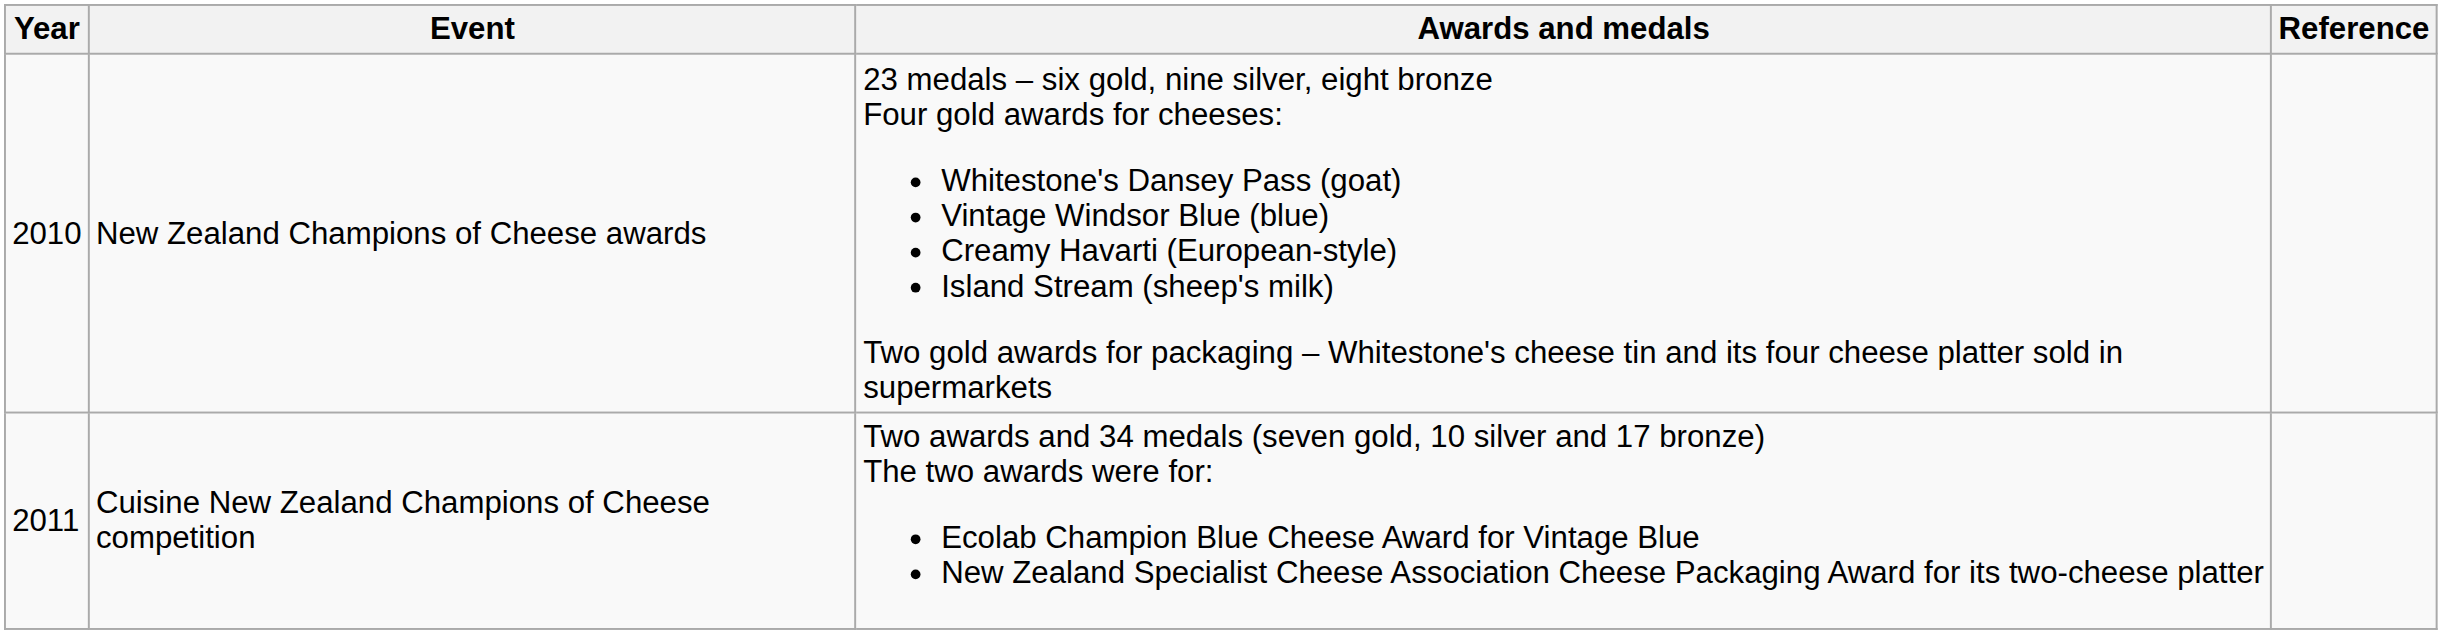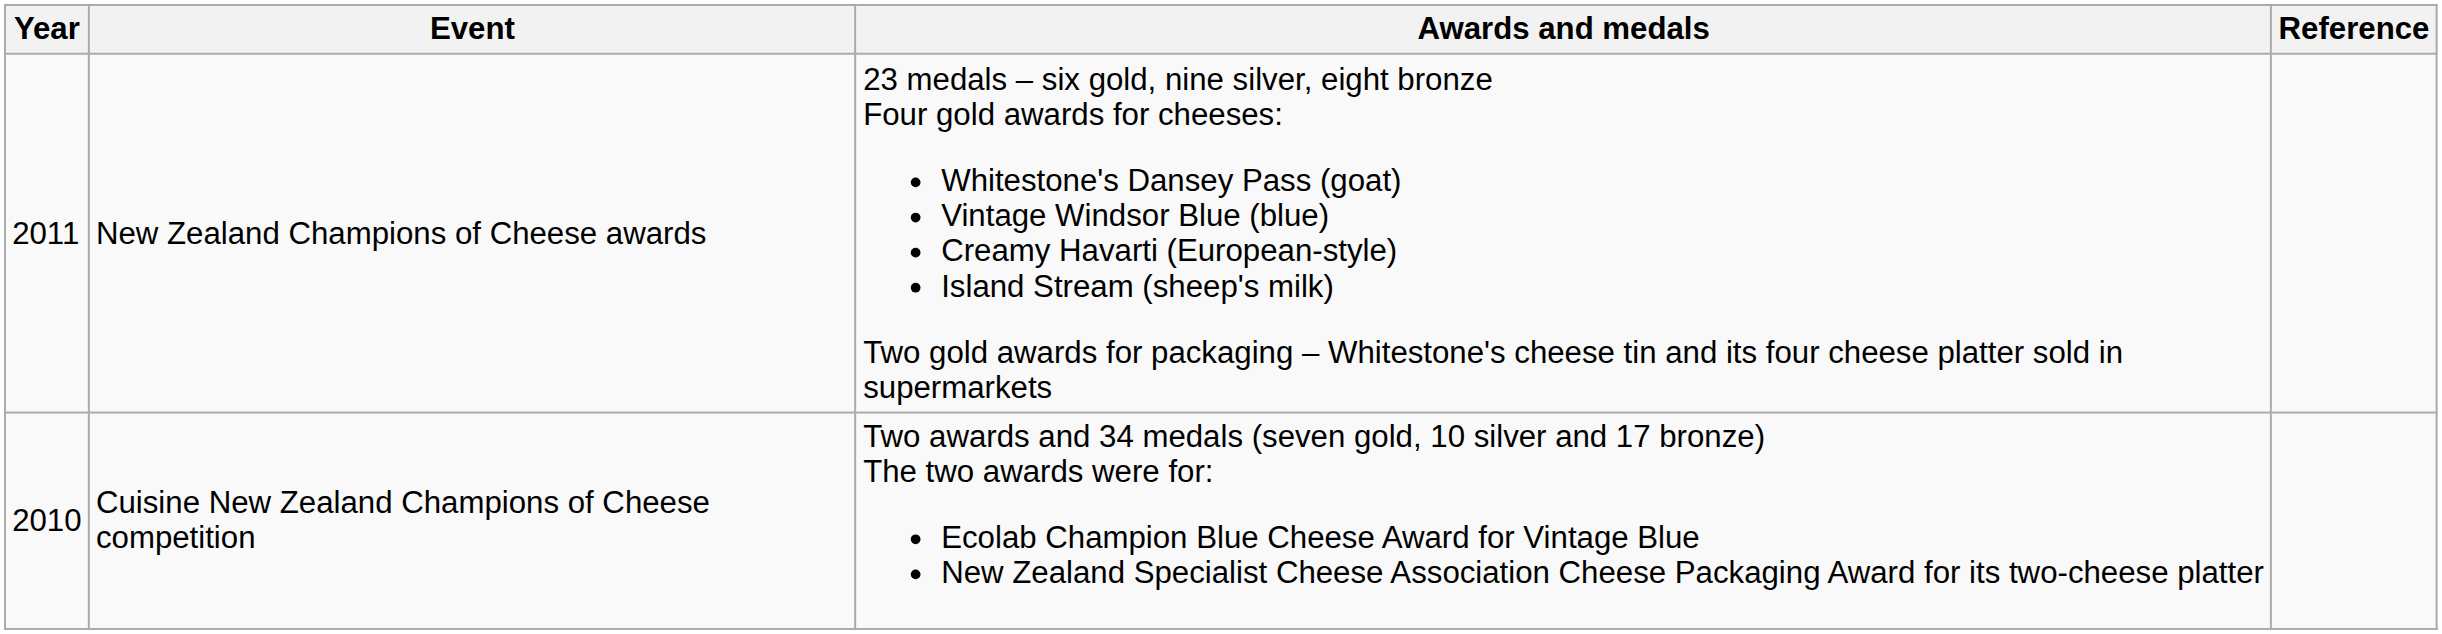(47, 232) 2010 -> (46, 232) 2011
(46, 520) 2011 -> (47, 520) 2010
